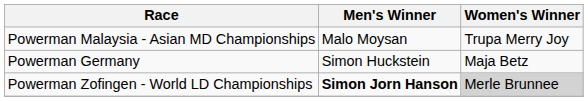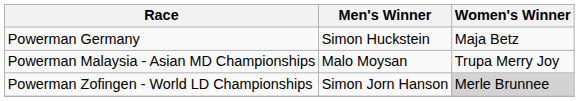rows swapped: (74, 61) <-> (161, 38)
(390, 84) bold -> (385, 84) normal
